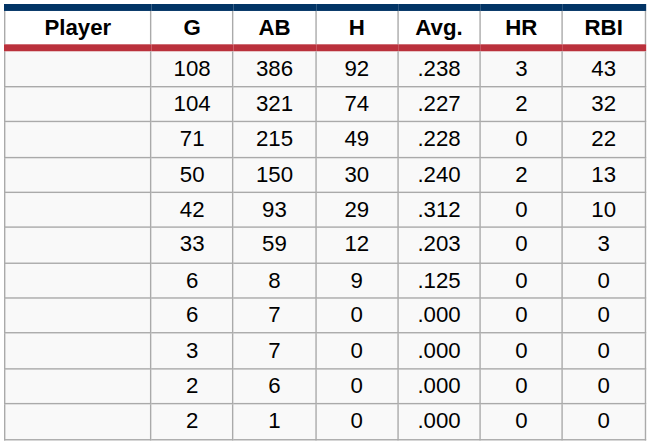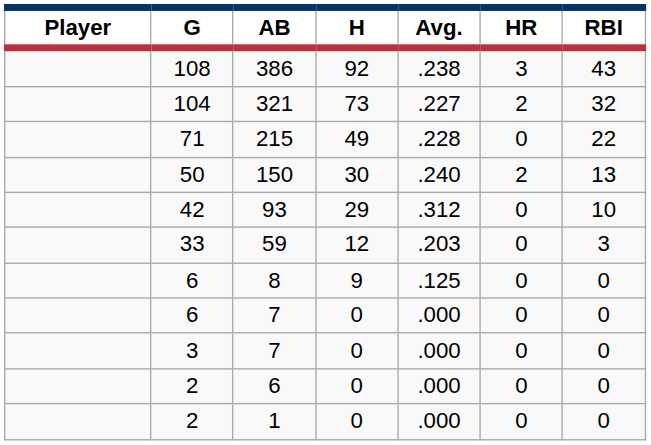(357, 103) 74 -> (357, 103) 73
